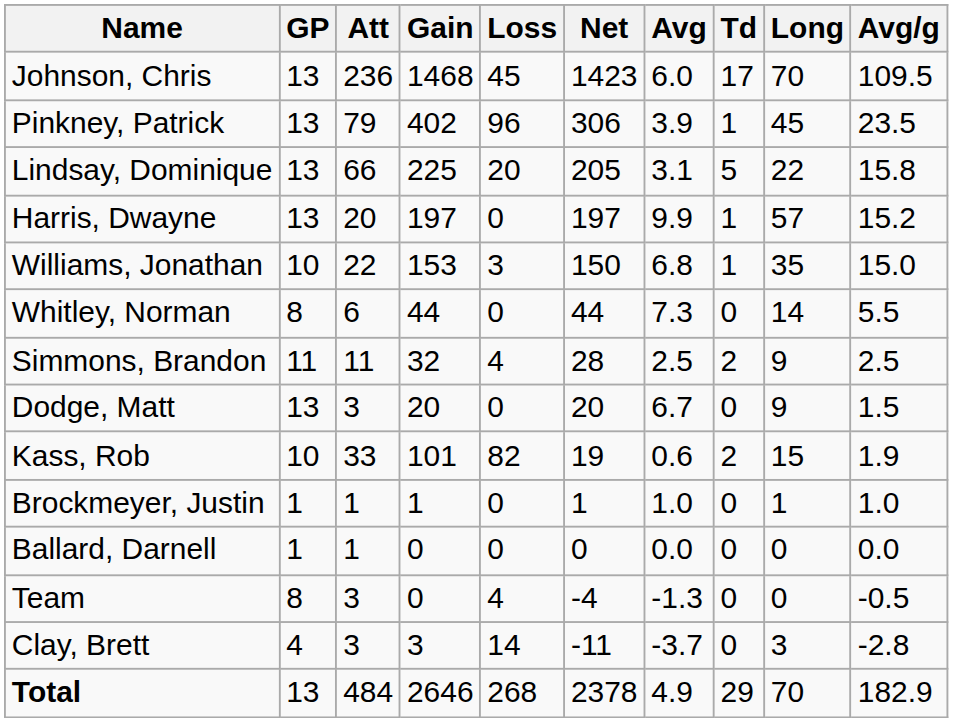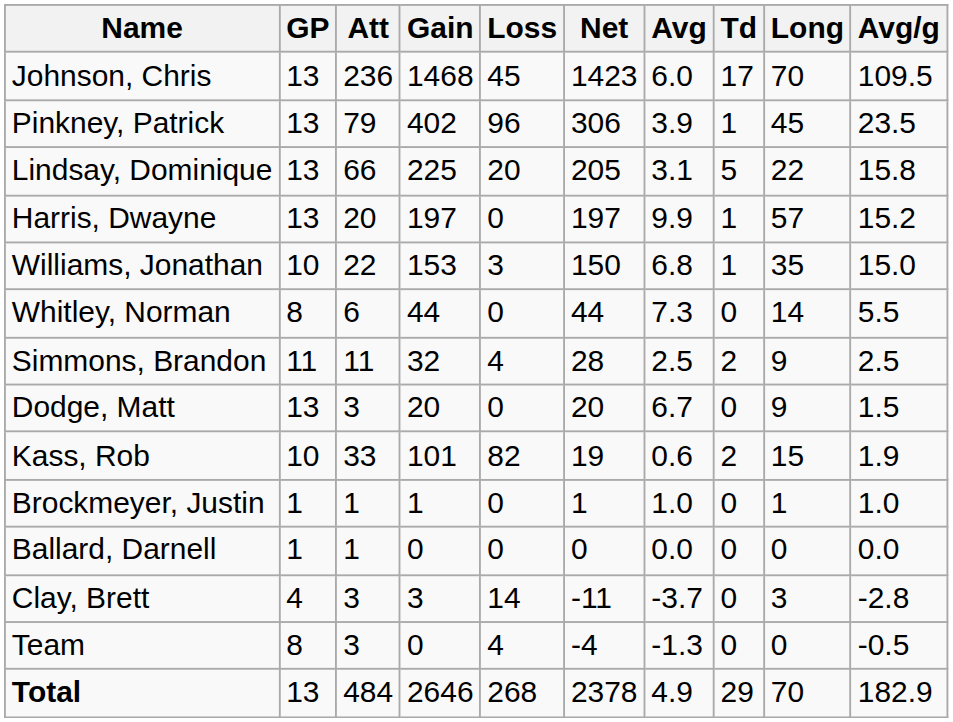rows swapped: (81, 645) <-> (48, 597)
